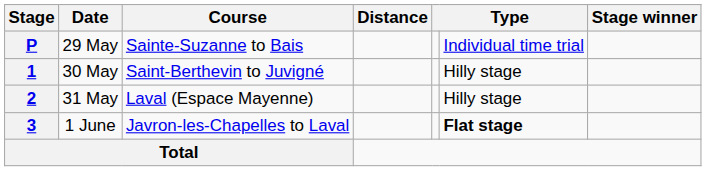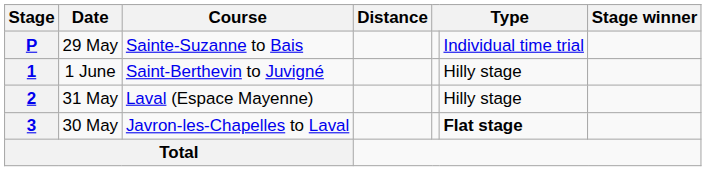(90, 71) 30 May -> (90, 71) 1 June
(90, 125) 1 June -> (90, 125) 30 May
